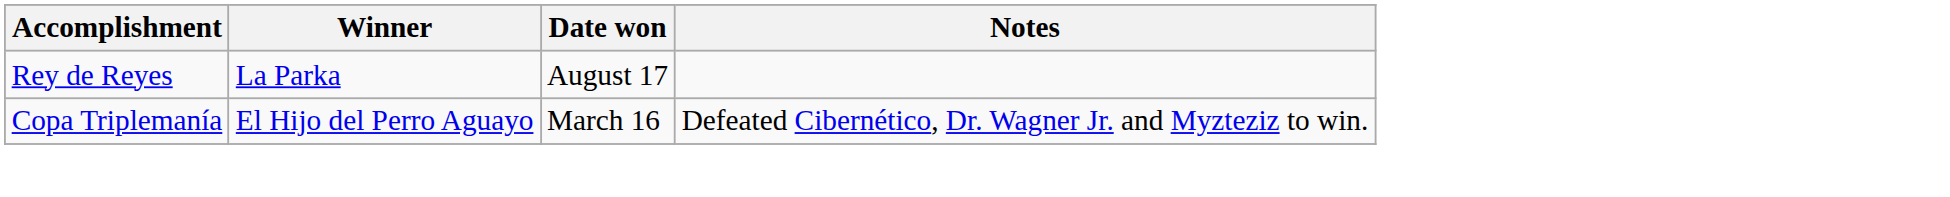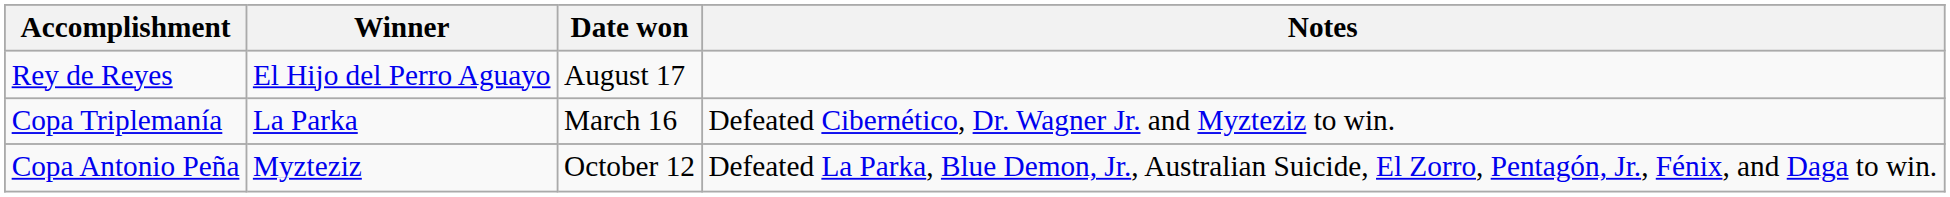(288, 74) La Parka -> (402, 74) El Hijo del Perro Aguayo
(385, 120) El Hijo del Perro Aguayo -> (305, 120) La Parka
+ row: (126, 167)
